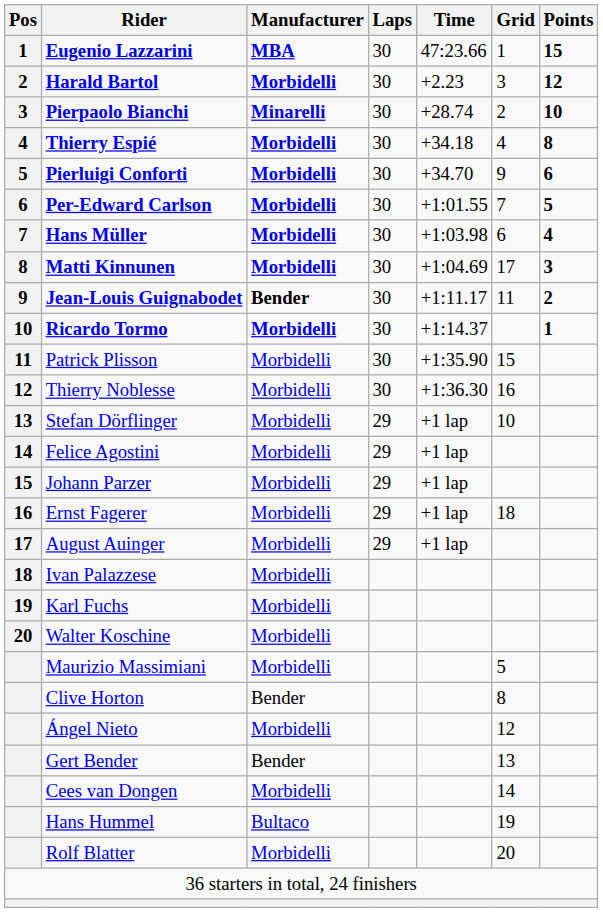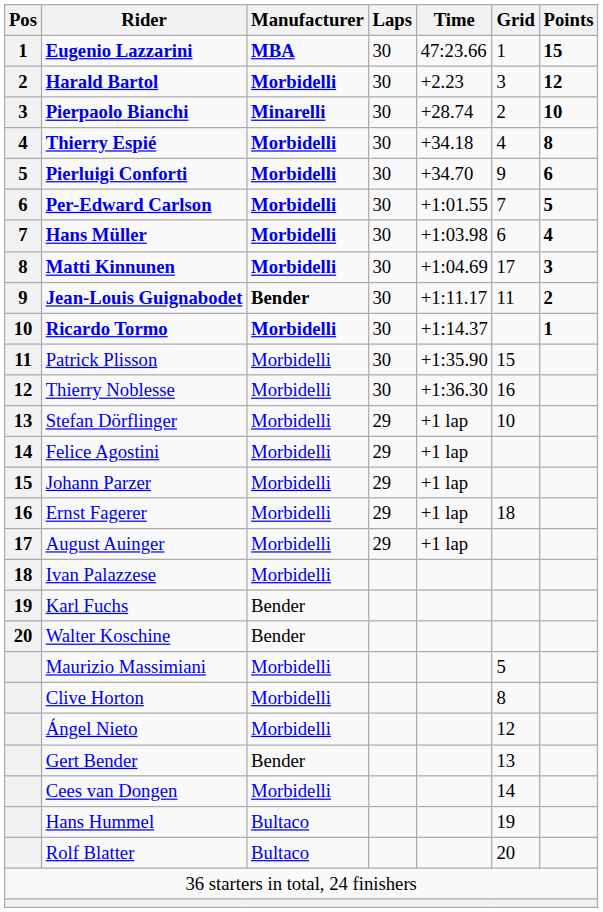(291, 605) Morbidelli -> (278, 605) Bender
(291, 636) Morbidelli -> (278, 636) Bender
(278, 698) Bender -> (291, 698) Morbidelli
(291, 852) Morbidelli -> (280, 852) Bultaco
